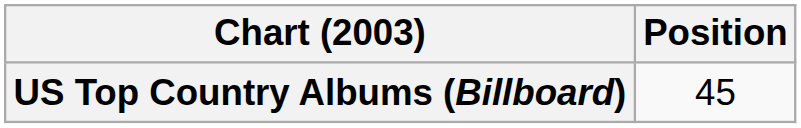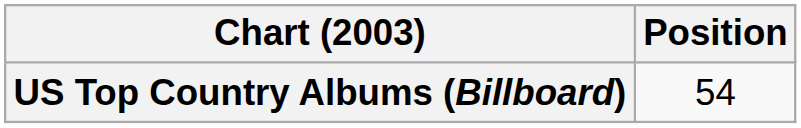(715, 91) 45 -> (715, 91) 54
